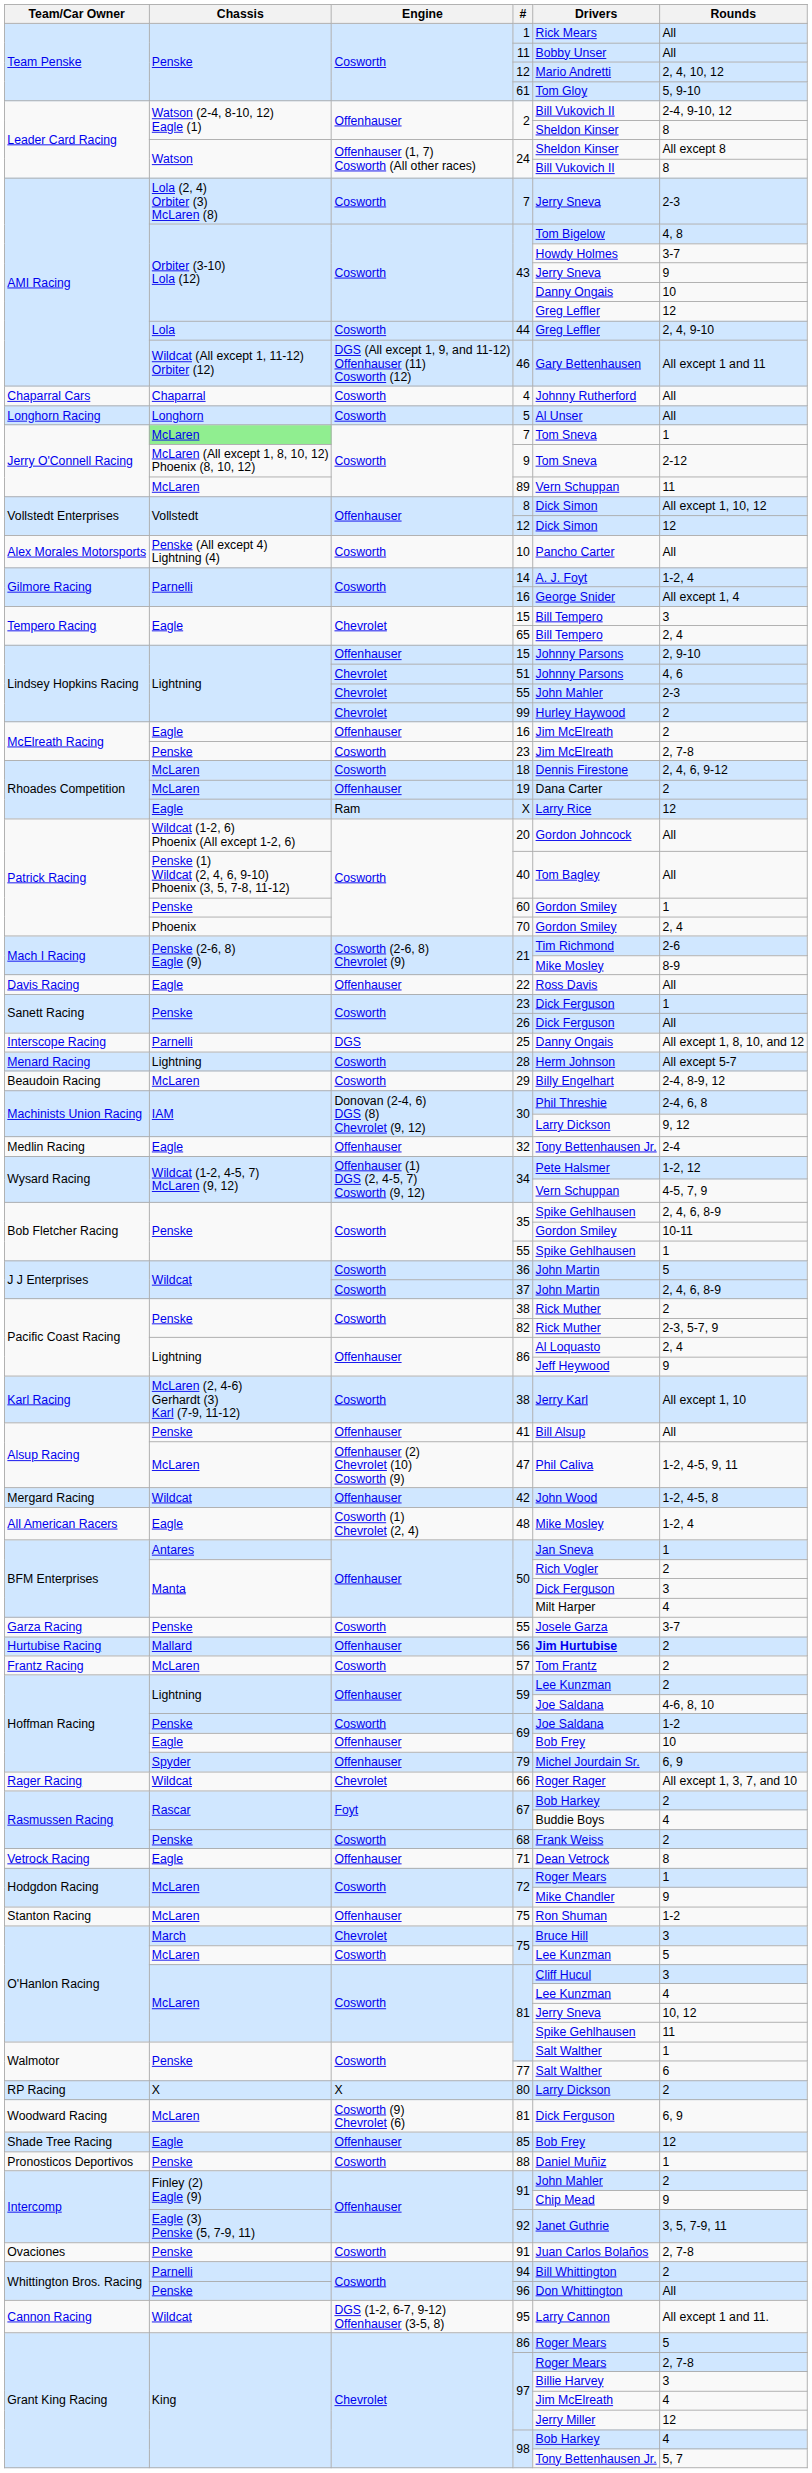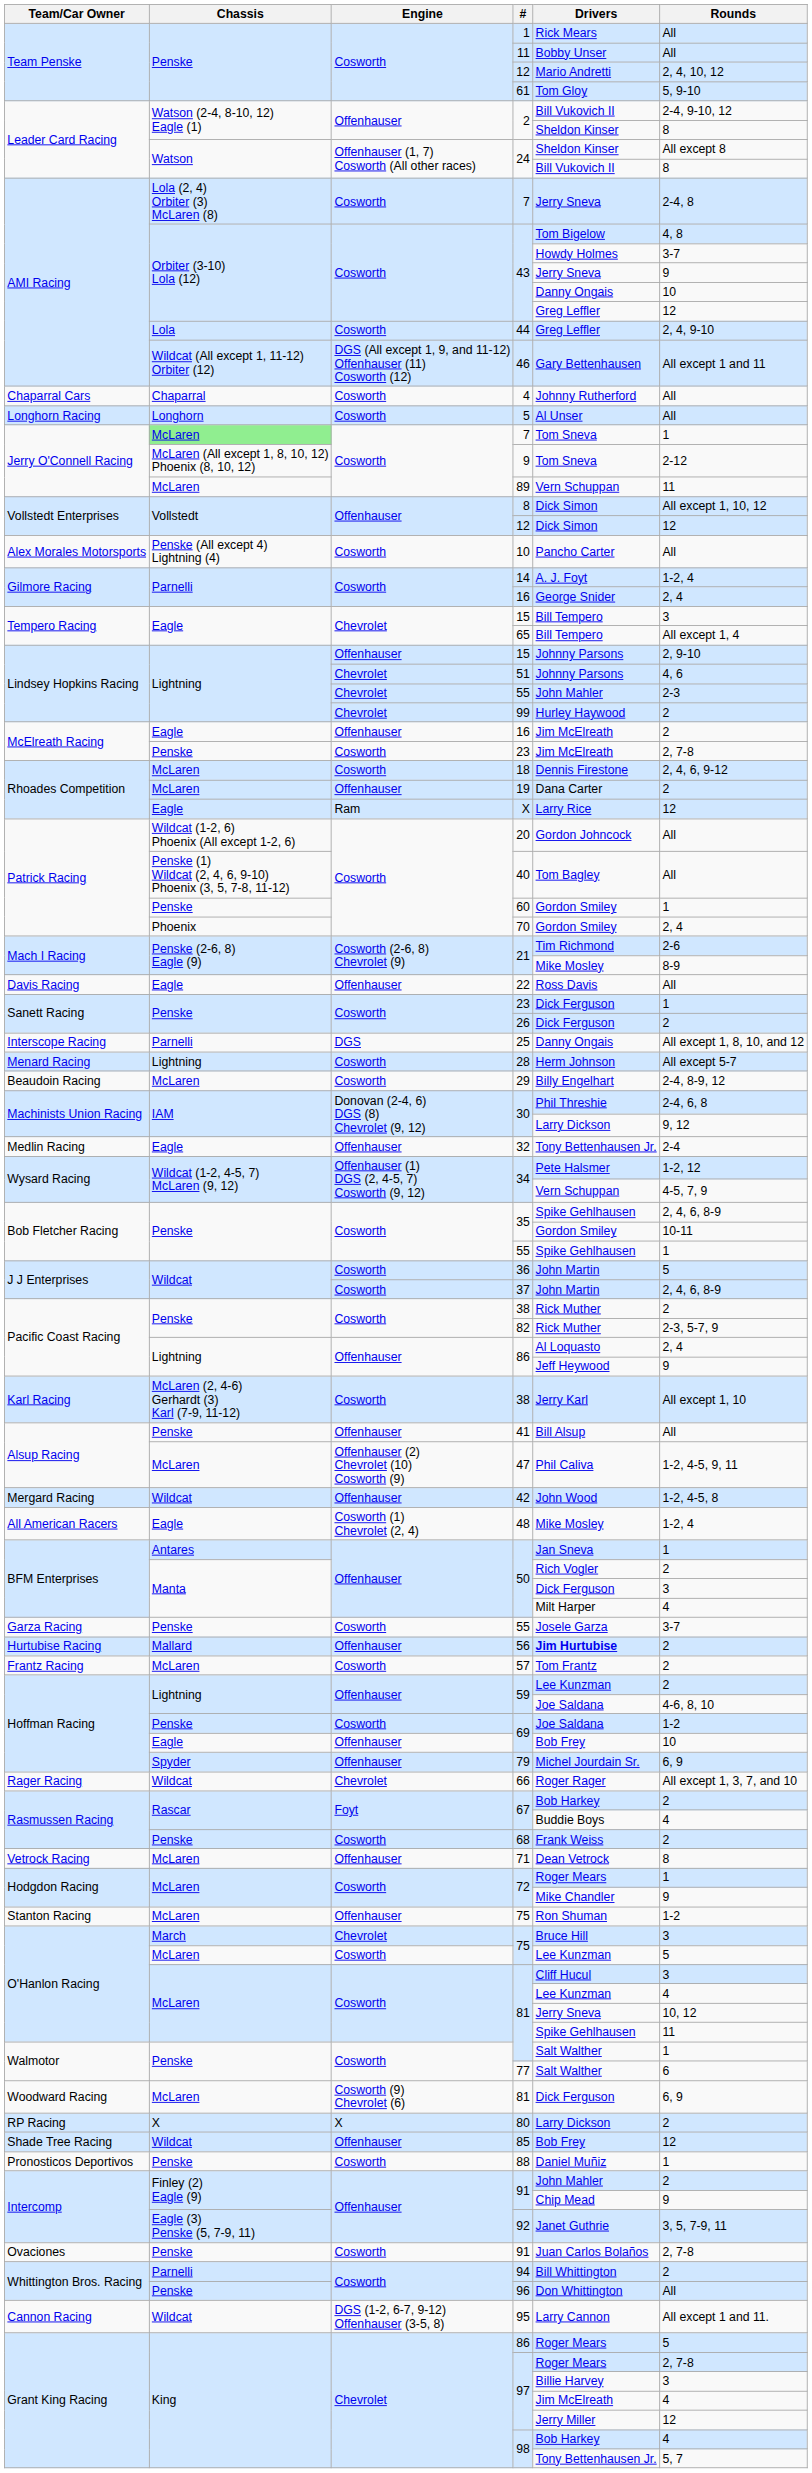(671, 201) 2-3 -> (678, 201) 2-4, 8
(701, 596) All except 1, 4 -> (673, 596) 2, 4
(673, 635) 2, 4 -> (701, 635) All except 1, 4
(669, 1023) All -> (666, 1023) 2
(168, 1858) Eagle -> (176, 1858) McLaren
rows swapped: (36, 2090) <-> (57, 2116)
(168, 2142) Eagle -> (172, 2142) Wildcat
